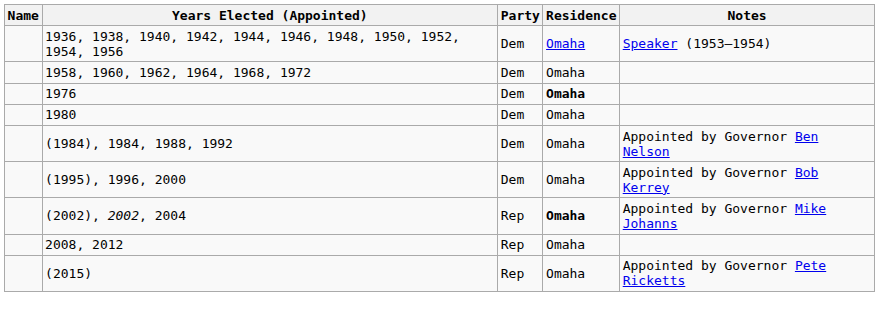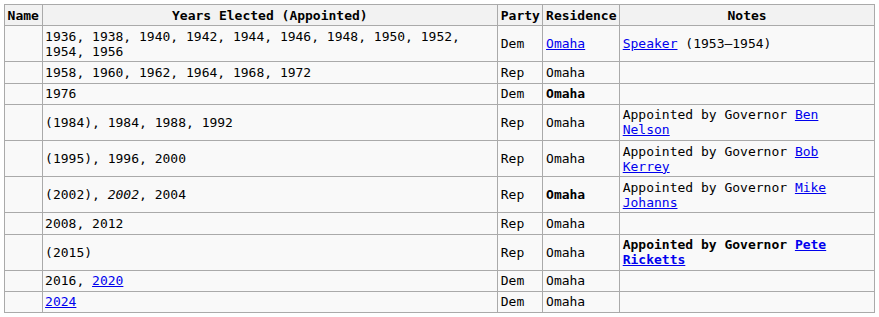(512, 72) Dem -> (512, 72) Rep
- row: (61, 115)
(512, 144) Dem -> (512, 122) Rep
(512, 180) Dem -> (512, 159) Rep
(724, 273) normal -> (724, 252) bold
+ row: (84, 281)
+ row: (61, 302)
